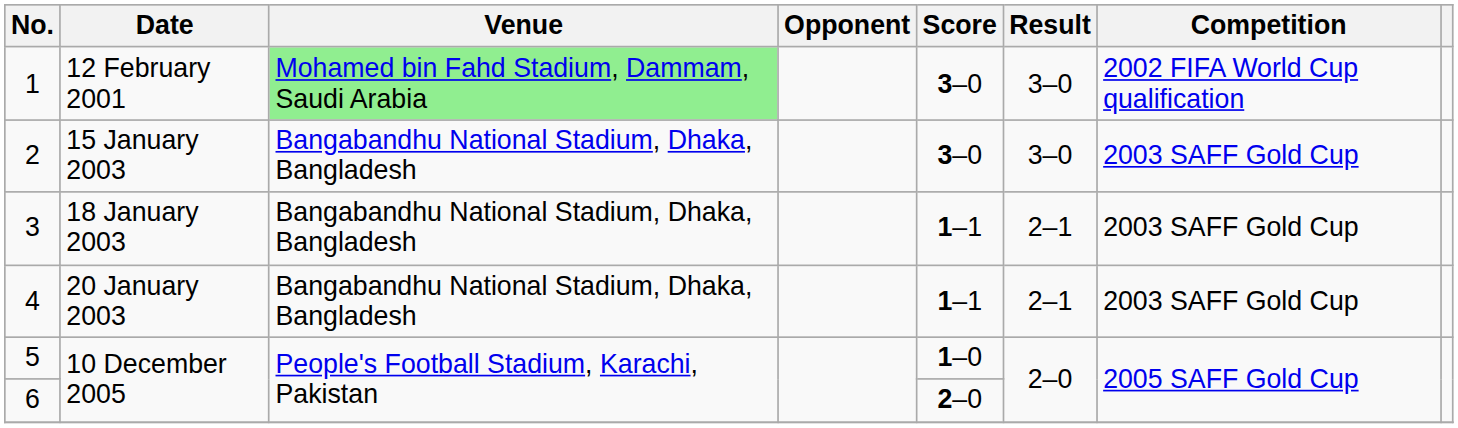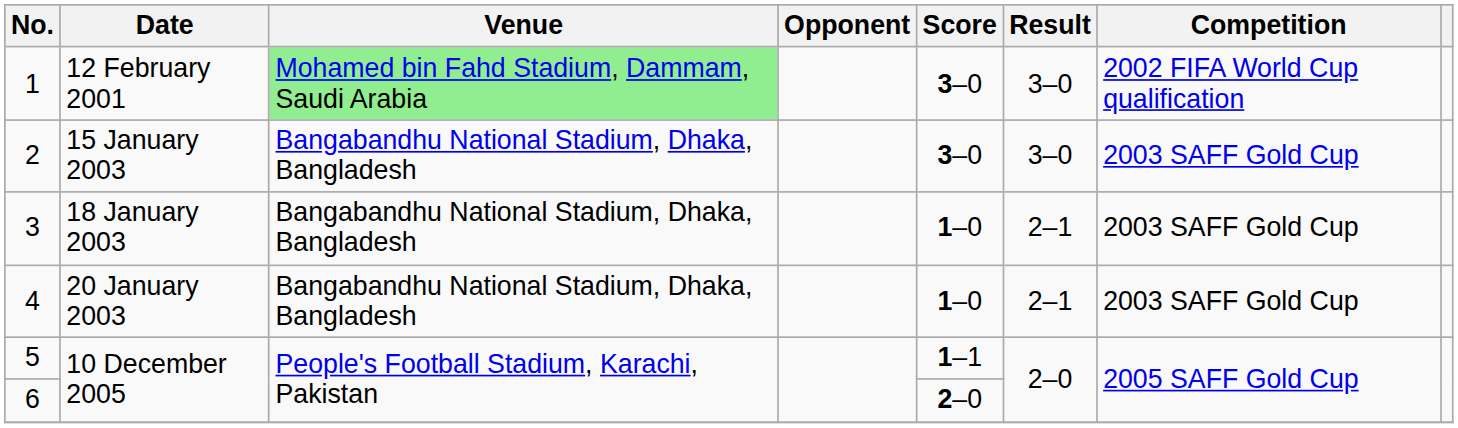(960, 227) 1–1 -> (960, 227) 1–0
(960, 300) 1–1 -> (960, 300) 1–0
(960, 357) 1–0 -> (960, 357) 1–1
